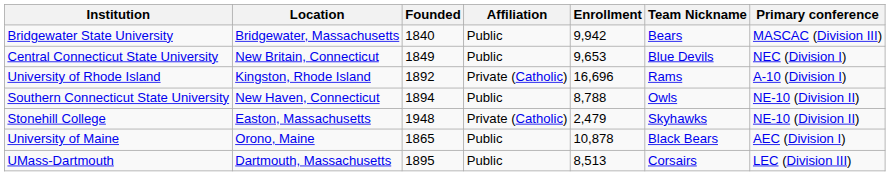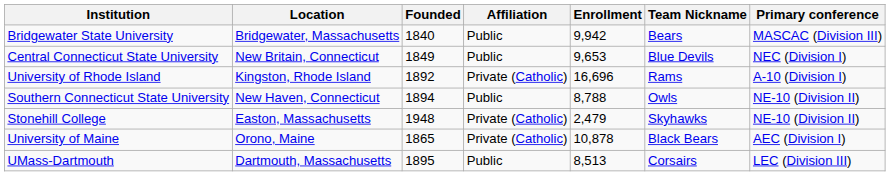(485, 139) Public -> (517, 139) Private (Catholic)
